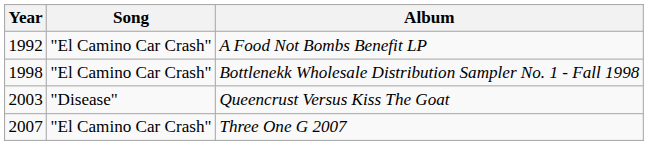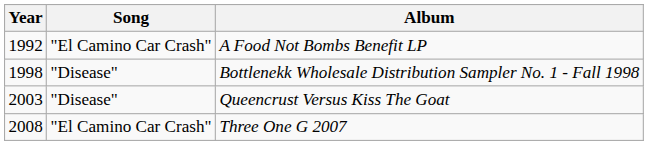(131, 72) "El Camino Car Crash" -> (84, 72) "Disease"
(26, 126) 2007 -> (26, 126) 2008
